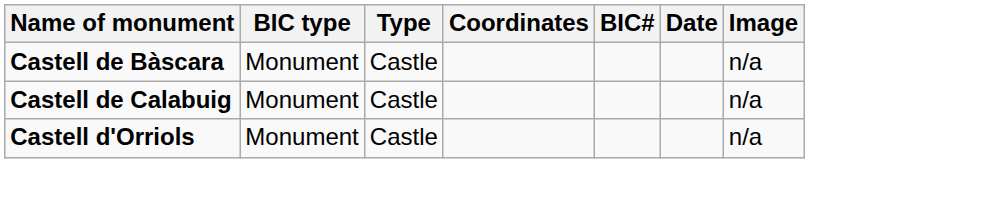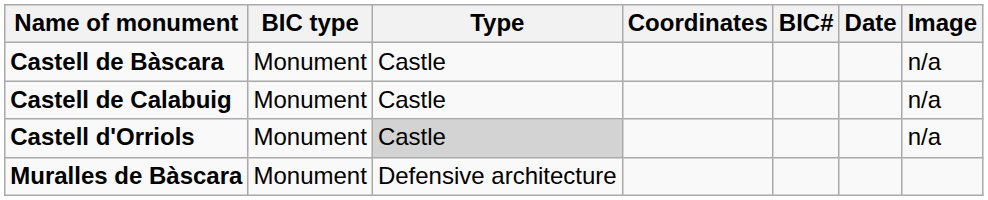(404, 137) no background -> (412, 137) lightgrey background
+ row: (126, 175)
